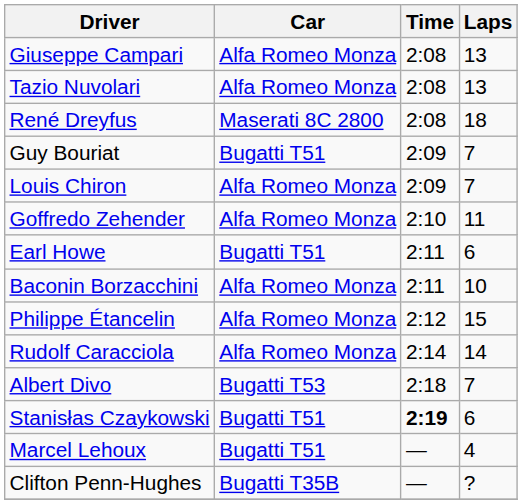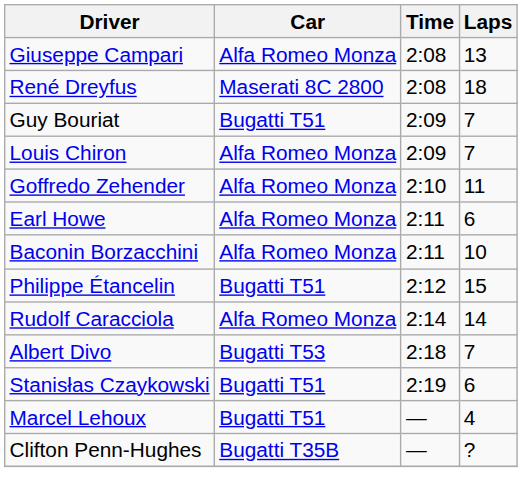- row: (75, 87)
(272, 252) Bugatti T51 -> (308, 219) Alfa Romeo Monza
(308, 318) Alfa Romeo Monza -> (272, 285) Bugatti T51
(427, 417) bold -> (426, 384) normal
